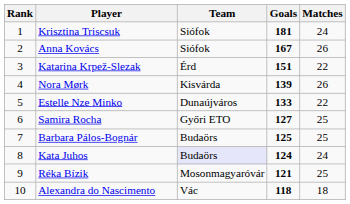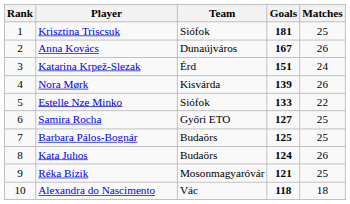(322, 31) 24 -> (322, 31) 25
(195, 48) Siófok -> (209, 48) Dunaújváros
(322, 66) 22 -> (322, 66) 24
(209, 102) Dunaújváros -> (195, 102) Siófok
(199, 155) lavender background -> (199, 155) no background
(322, 155) 24 -> (322, 155) 26
